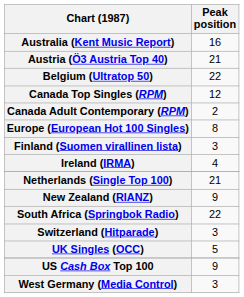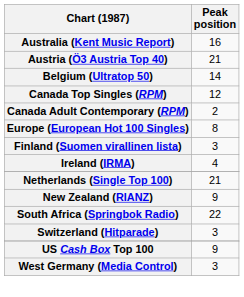(215, 77) 22 -> (215, 77) 14
- row: (98, 249)
